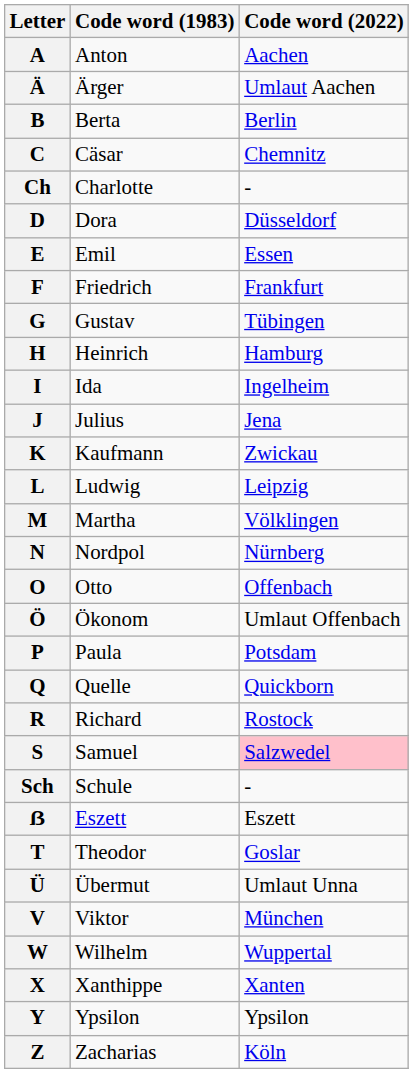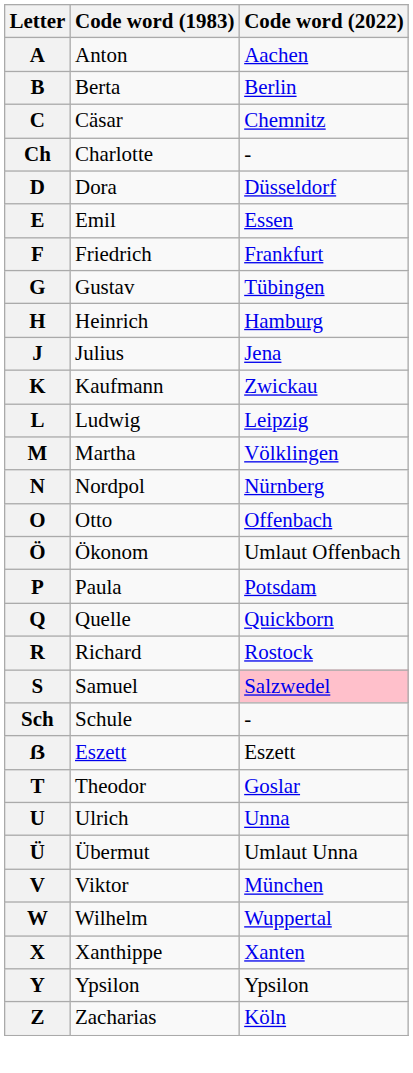- row: (37, 87)
- row: (37, 386)
+ row: (37, 818)
